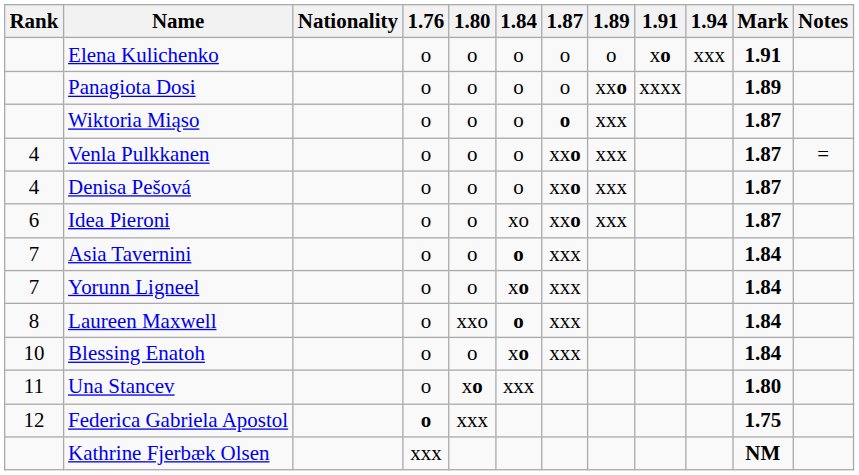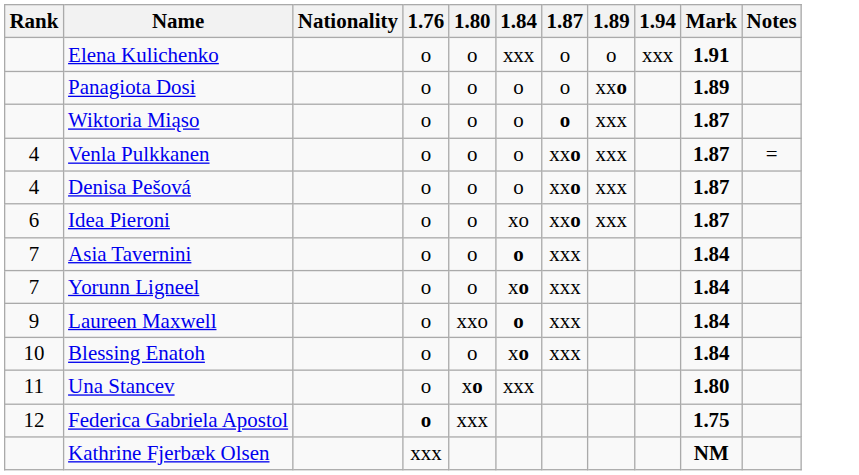- column: (660, 21)
(519, 54) o -> (519, 54) xxx
(34, 320) 8 -> (34, 320) 9
